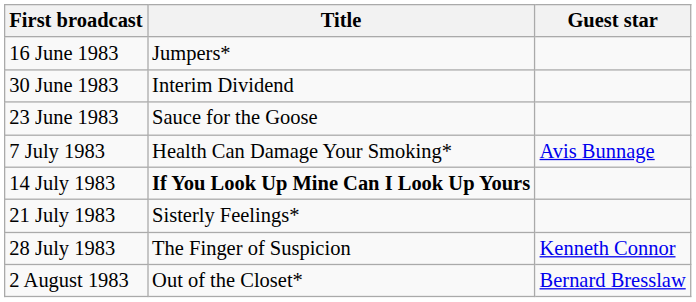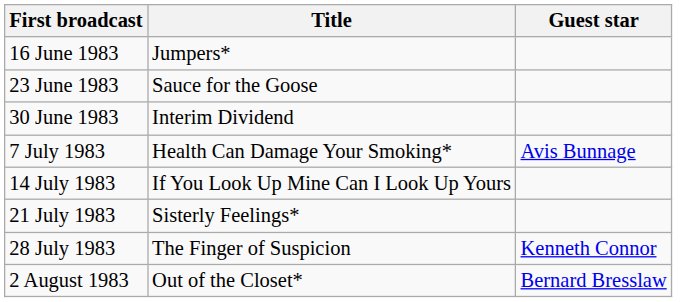rows swapped: (64, 118) <-> (64, 85)
(341, 183) bold -> (332, 183) normal
